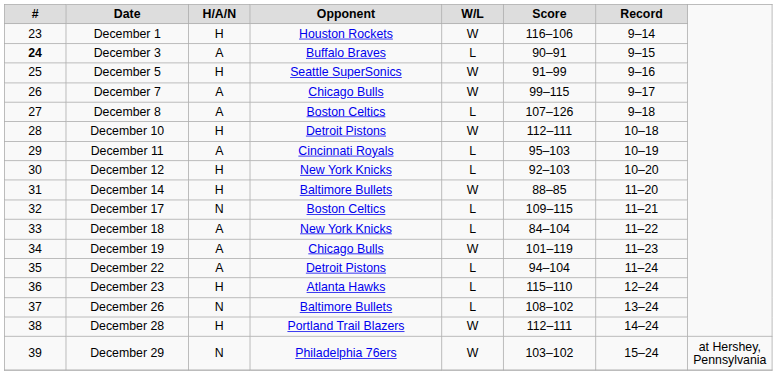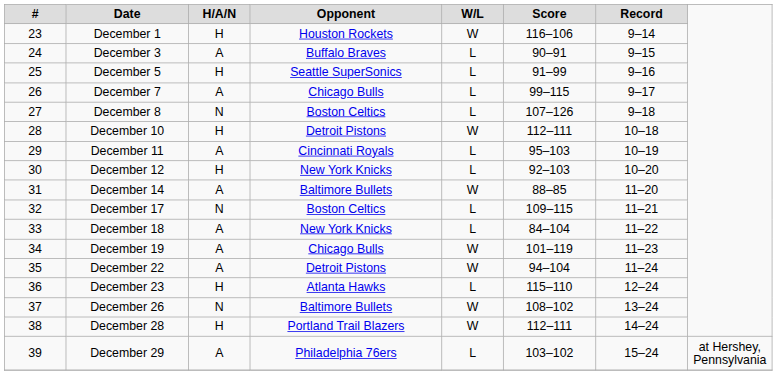(35, 53) bold -> (35, 53) normal
(473, 72) W -> (473, 72) L
(473, 92) W -> (473, 92) L
(219, 111) A -> (219, 111) N
(219, 190) H -> (219, 190) A
(473, 268) L -> (473, 268) W
(473, 307) L -> (473, 307) W
(219, 353) N -> (219, 353) A
(473, 353) W -> (473, 353) L
